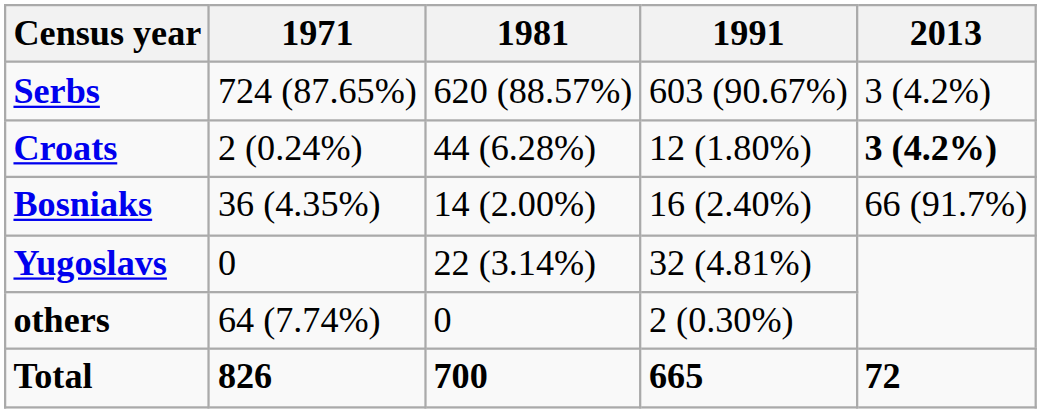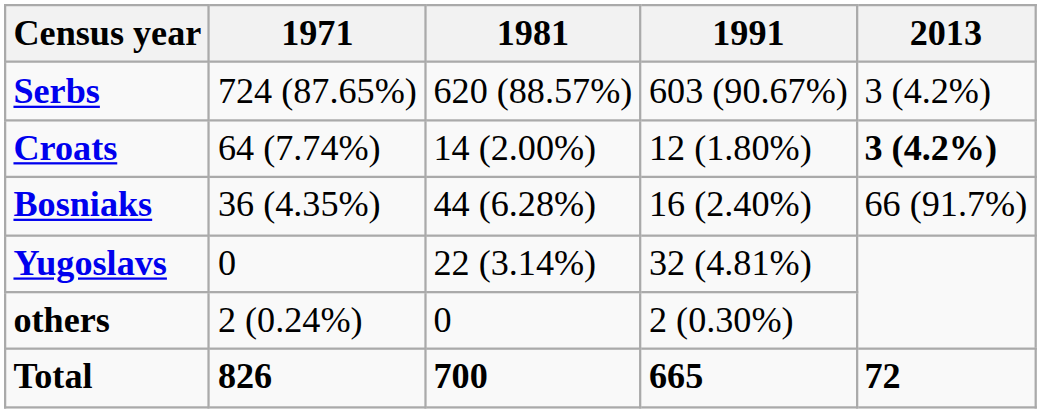(290, 147) 2 (0.24%) -> (299, 147) 64 (7.74%)
(515, 147) 44 (6.28%) -> (515, 147) 14 (2.00%)
(515, 205) 14 (2.00%) -> (515, 205) 44 (6.28%)
(299, 319) 64 (7.74%) -> (290, 319) 2 (0.24%)
